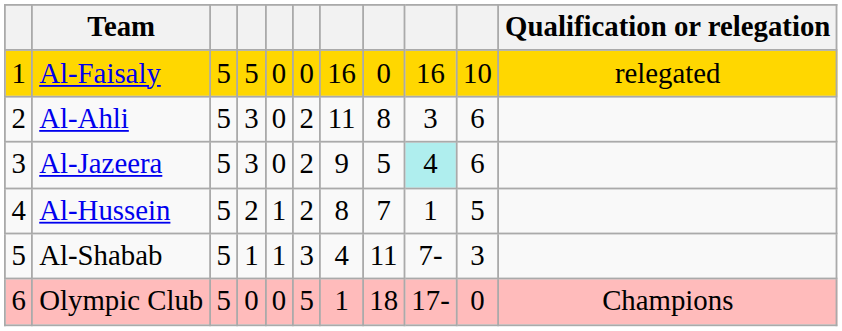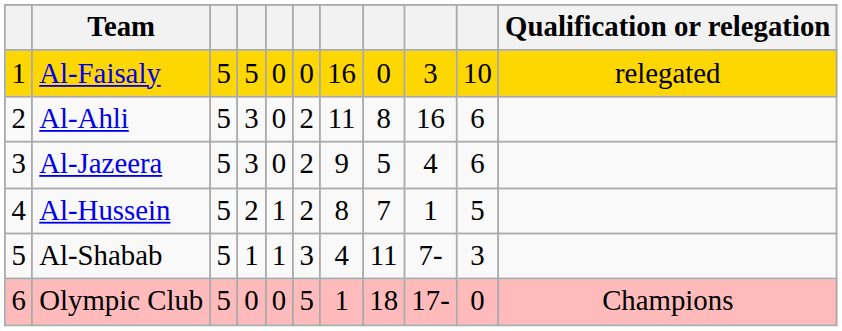(431, 73) 16 -> (431, 73) 3
(431, 118) 3 -> (431, 118) 16
(431, 164) paleturquoise background -> (431, 164) no background
